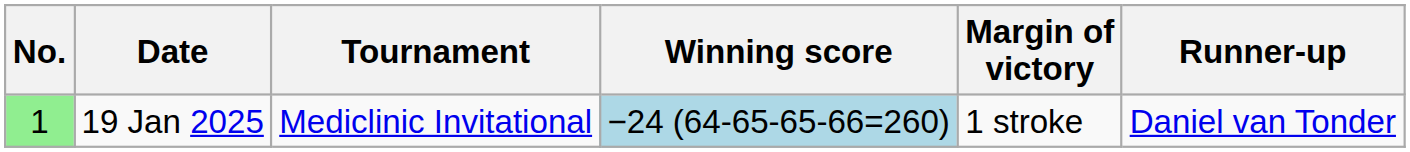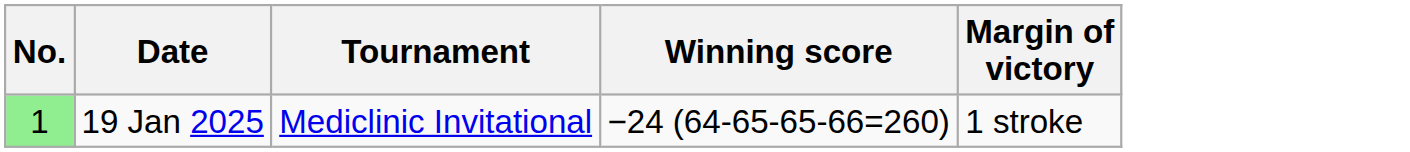- column: (1263, 50)
(779, 121) lightblue background -> (779, 121) no background
